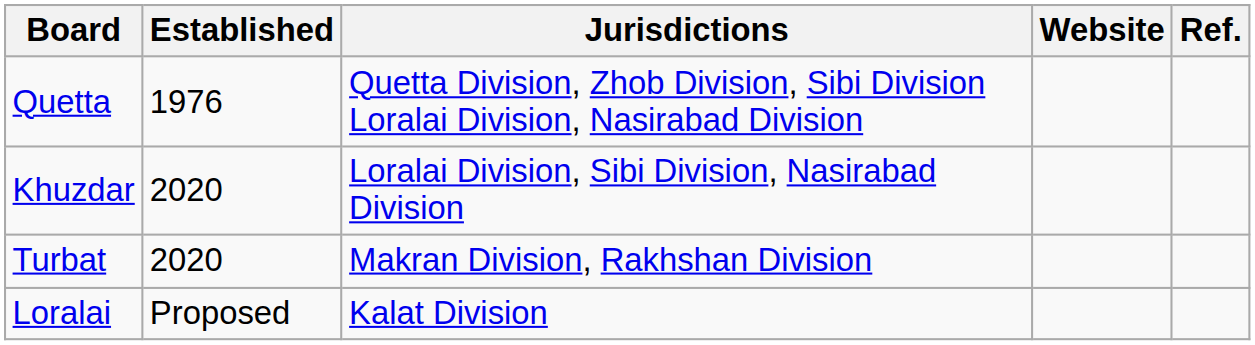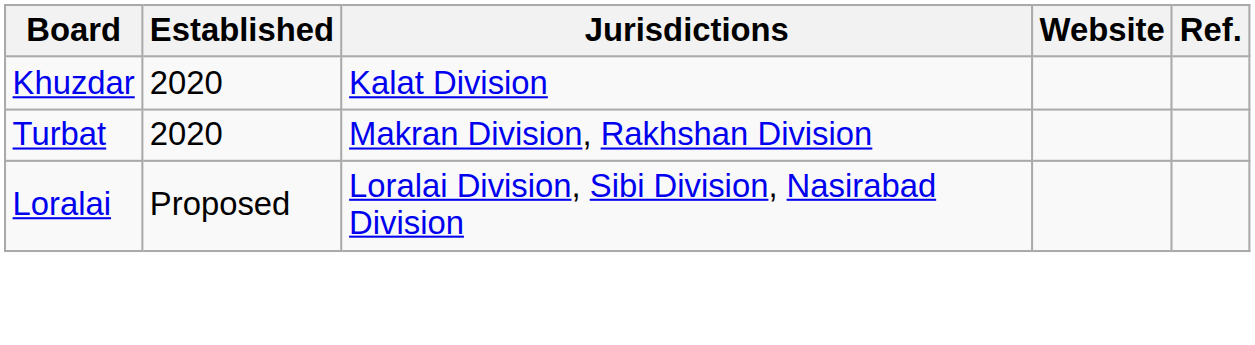- row: (62, 100)
(643, 189) Loralai Division, Sibi Division, Nasirabad Division -> (448, 82) Kalat Division
(448, 312) Kalat Division -> (643, 205) Loralai Division, Sibi Division, Nasirabad Division
